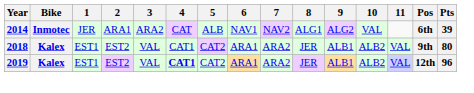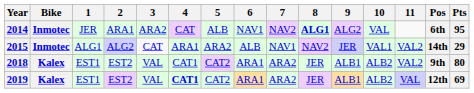(309, 29) normal -> (315, 29) bold
(447, 29) 39 -> (460, 29) 95
+ row: (17, 46)
(400, 46) VAL -> (410, 63) VAL2
(447, 63) 96 -> (460, 79) 69
